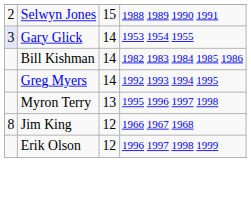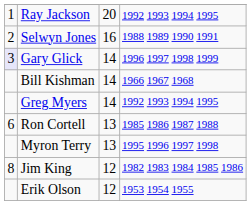+ row: (55, 15)
(109, 15) 15 -> (109, 37) 16
(158, 37) 1953 1954 1955 -> (170, 59) 1996 1997 1998 1999
(183, 59) 1982 1983 1984 1985 1986 -> (158, 80) 1966 1967 1968
+ row: (53, 124)
(158, 124) 1966 1967 1968 -> (183, 168) 1982 1983 1984 1985 1986
(170, 146) 1996 1997 1998 1999 -> (158, 189) 1953 1954 1955
